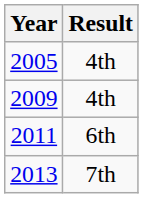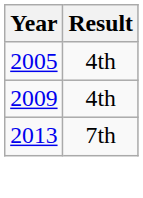- row: (34, 135)
